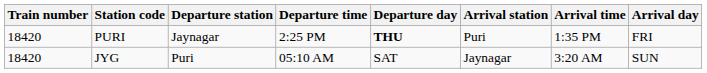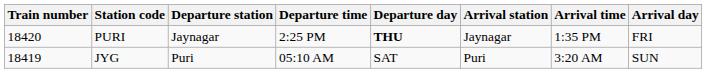(475, 36) Puri -> (487, 36) Jaynagar
(24, 57) 18420 -> (24, 57) 18419
(487, 57) Jaynagar -> (475, 57) Puri
